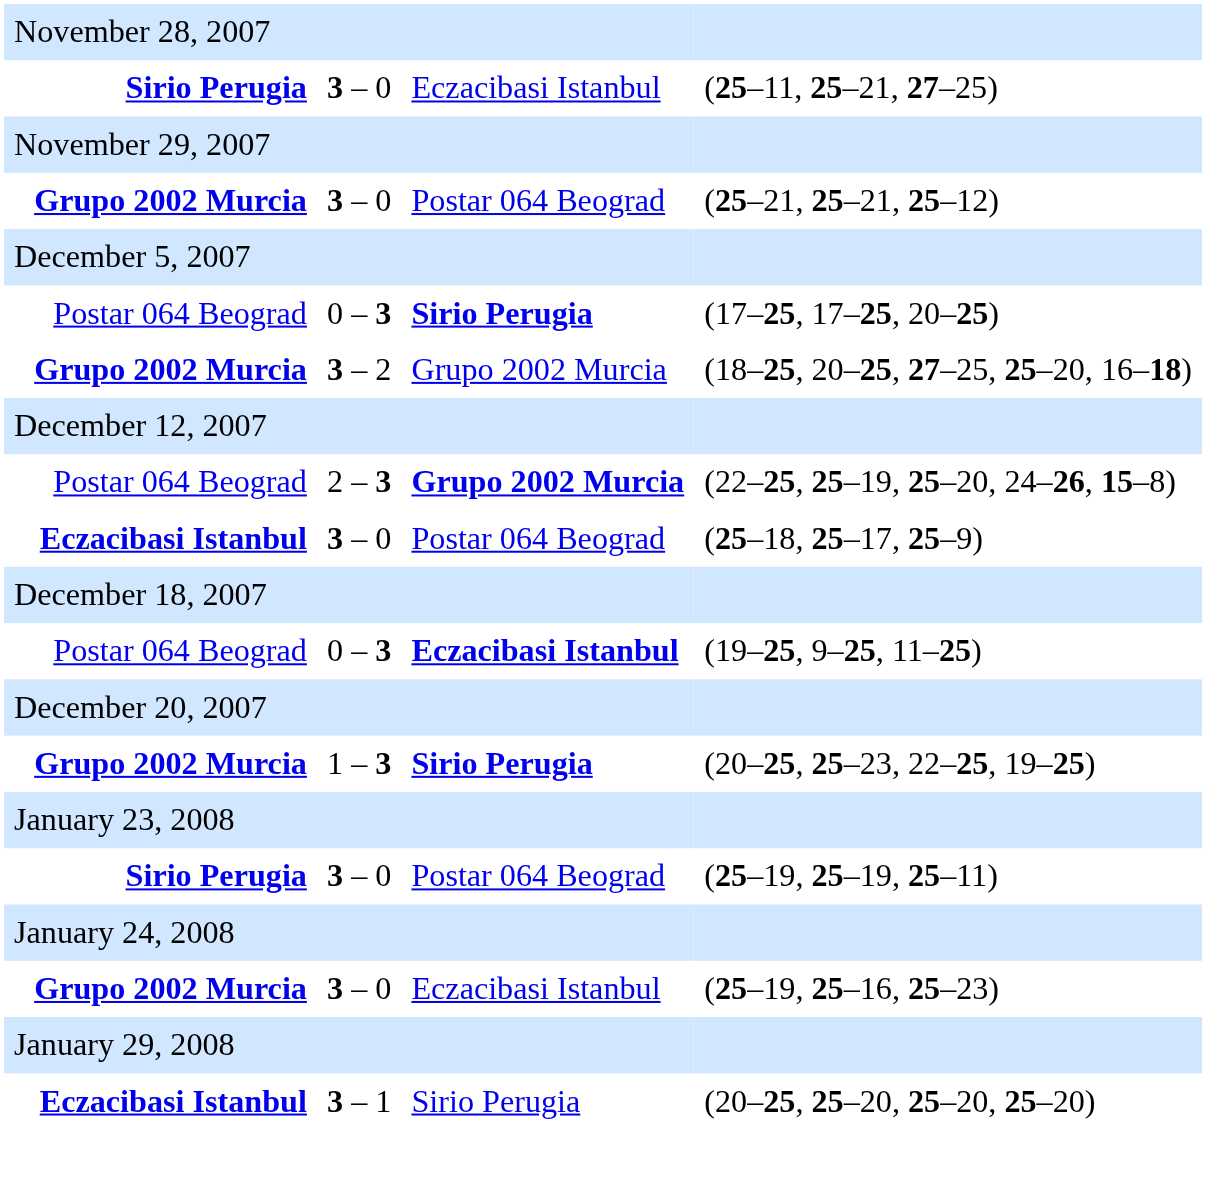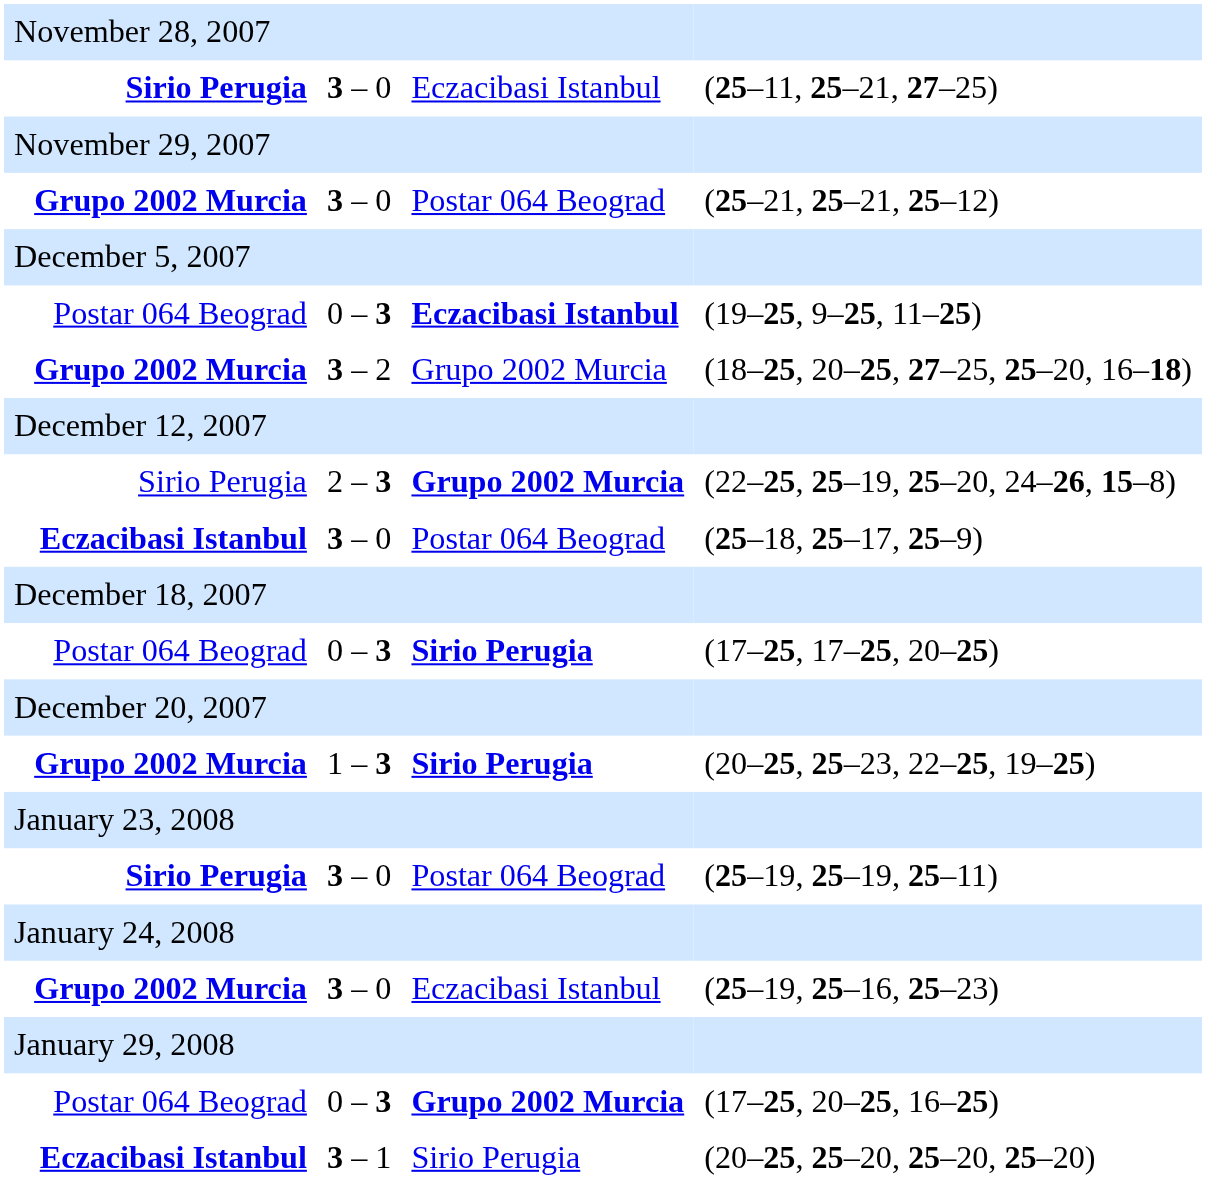rows swapped: (359, 313) <-> (359, 650)
(180, 481) Postar 064 Beograd -> (222, 481) Sirio Perugia
+ row: (359, 1100)
